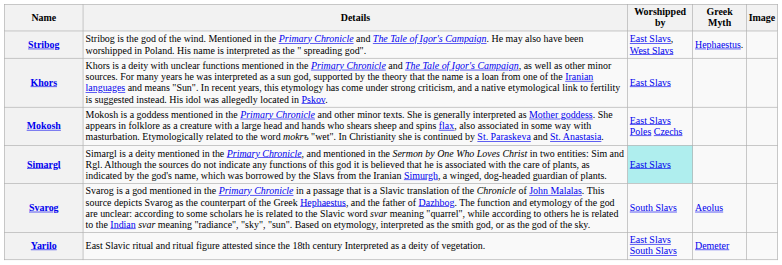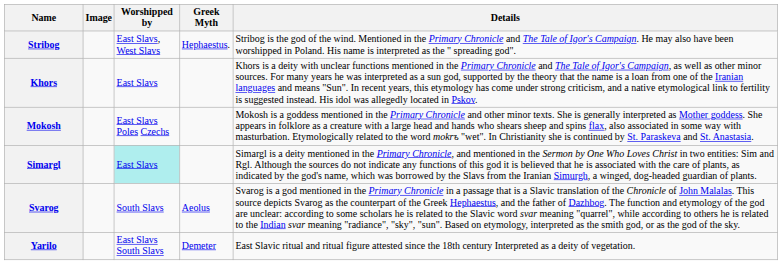columns swapped: (762, 17) <-> (355, 17)
